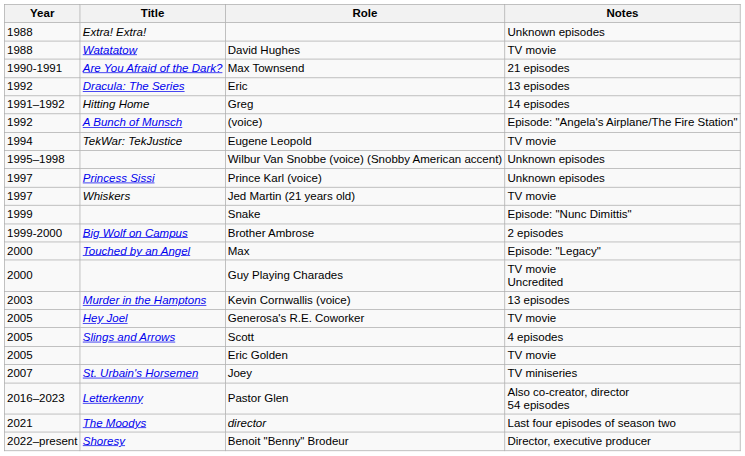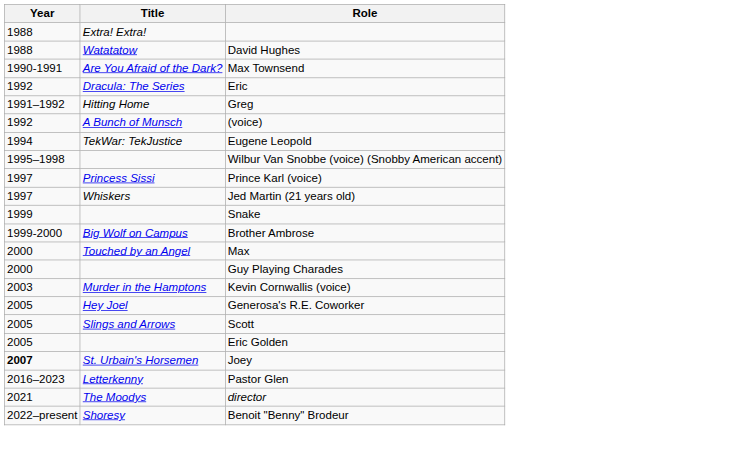- column: (622, 13)
(20, 373) normal -> (20, 360) bold
